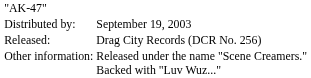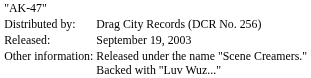(144, 24) September 19, 2003 -> (179, 24) Drag City Records (DCR No. 256)
(179, 40) Drag City Records (DCR No. 256) -> (144, 40) September 19, 2003
